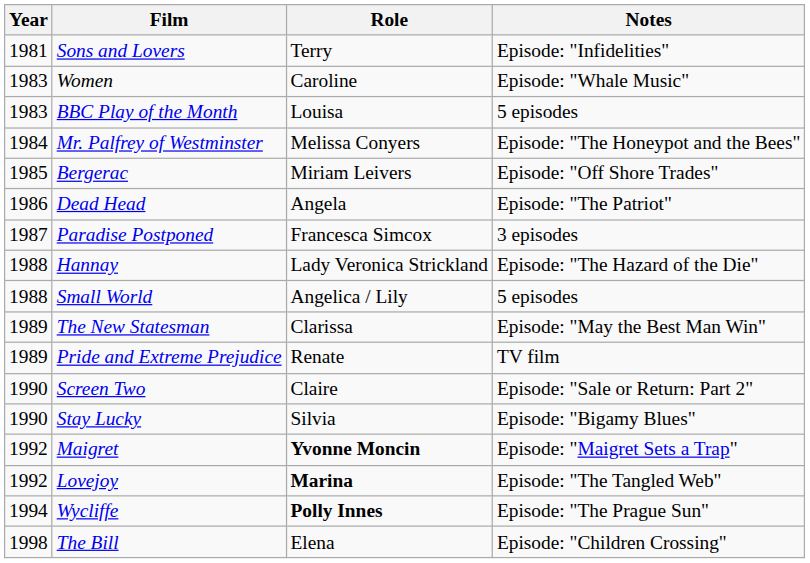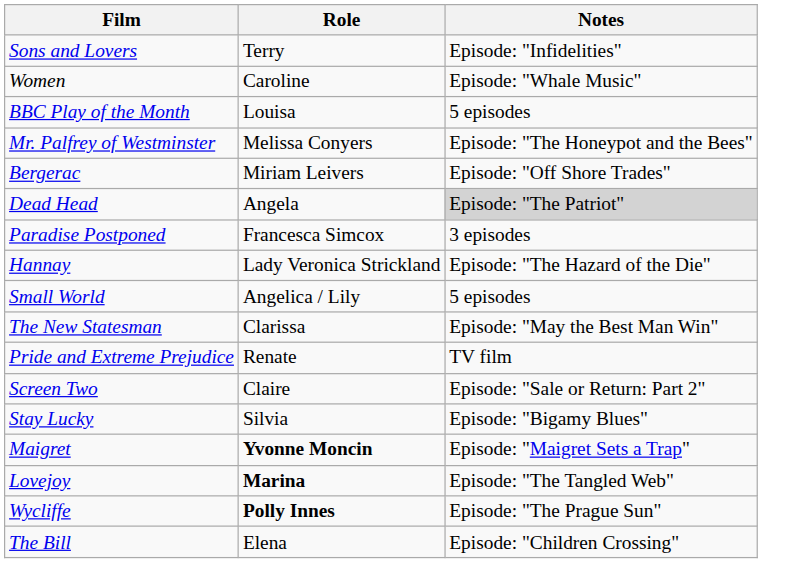- column: (28, 19)
(584, 204) no background -> (537, 204) lightgrey background
